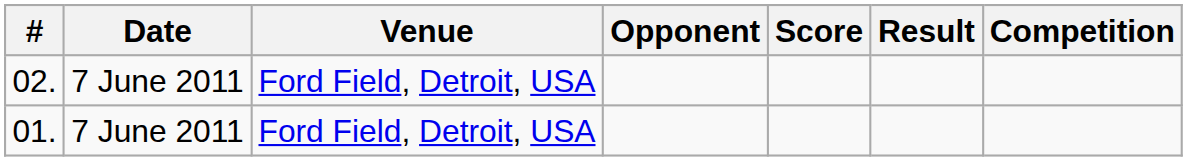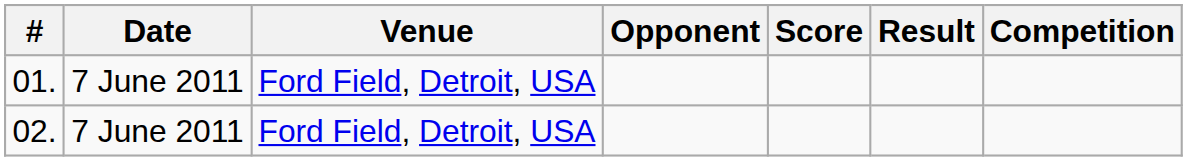rows swapped: (35, 131) <-> (35, 81)
